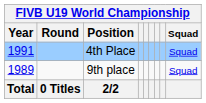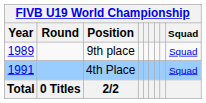rows swapped: (111, 70) <-> (111, 51)
